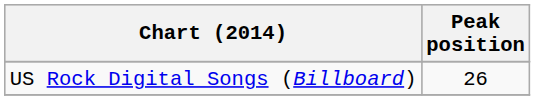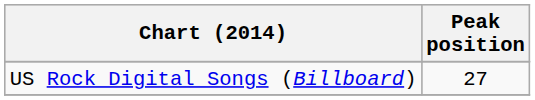(476, 79) 26 -> (476, 79) 27
